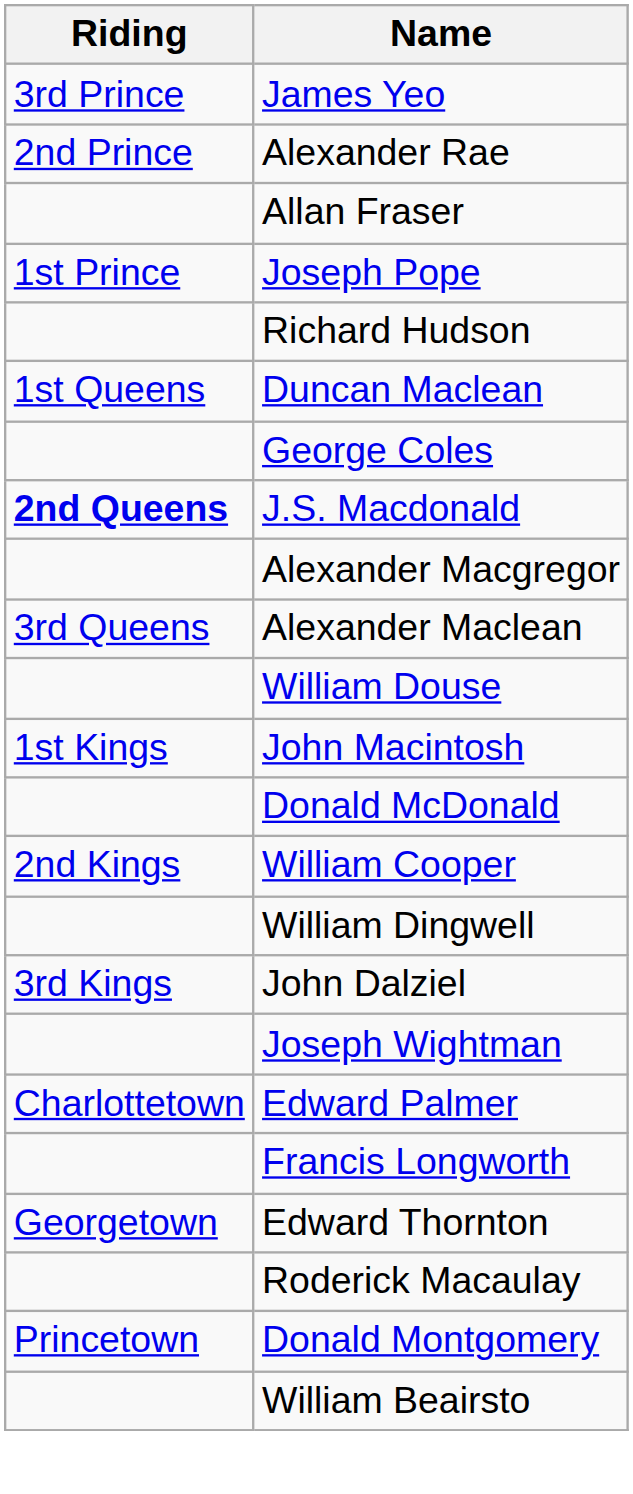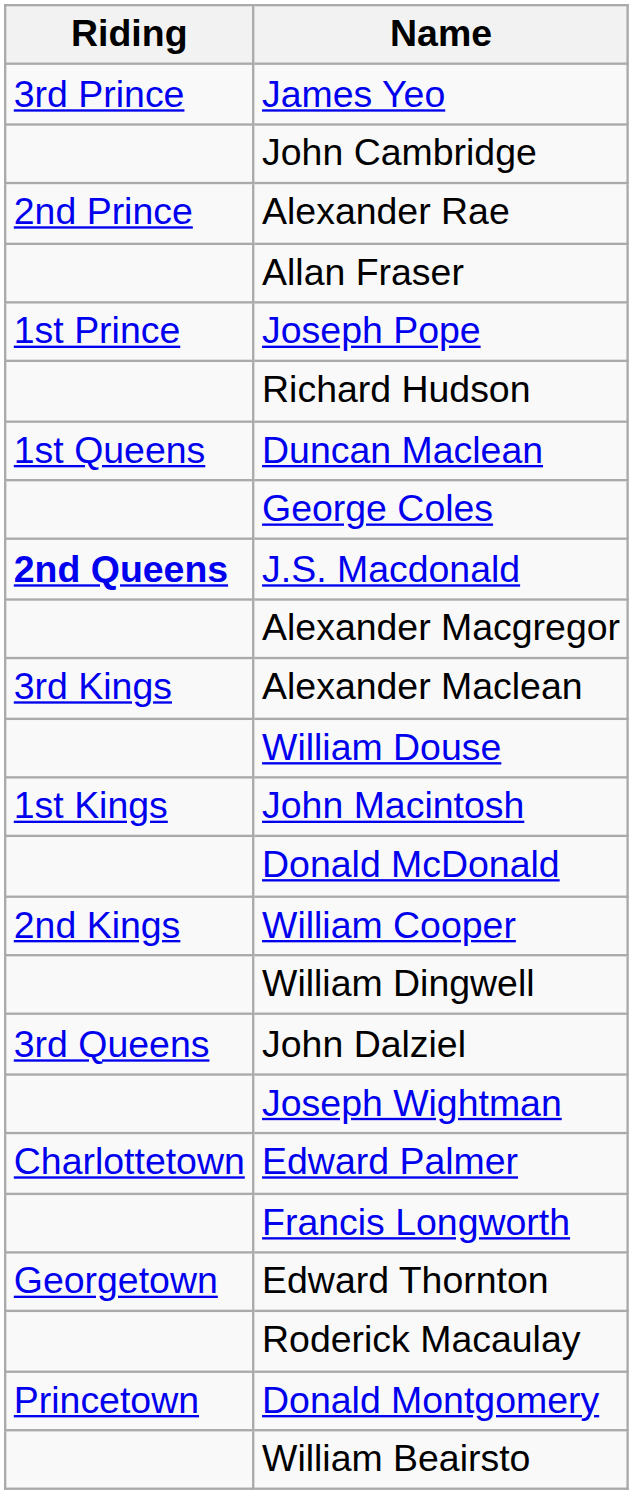+ row: (399, 152)
(112, 627) 3rd Queens -> (93, 687) 3rd Kings
(93, 984) 3rd Kings -> (112, 1043) 3rd Queens
